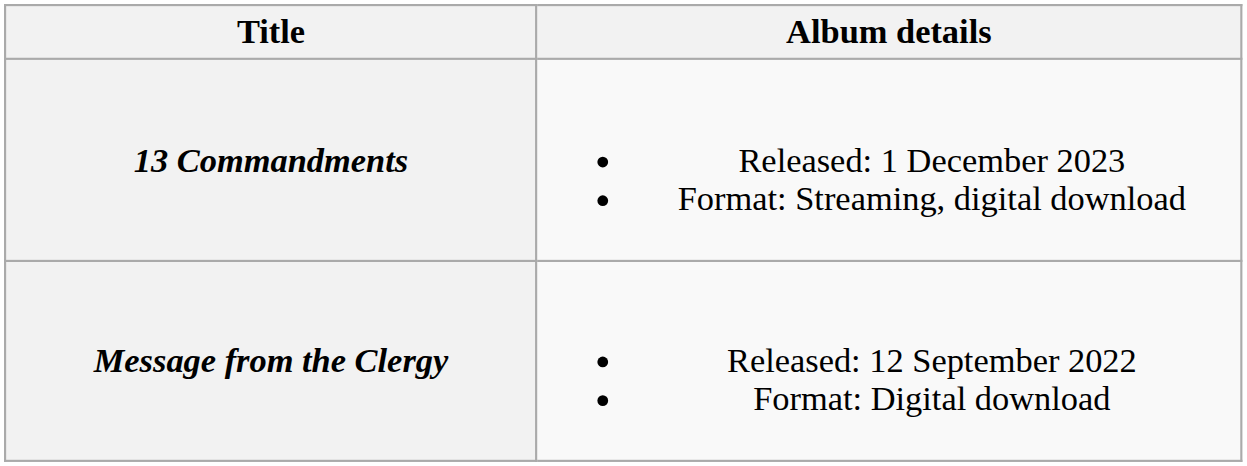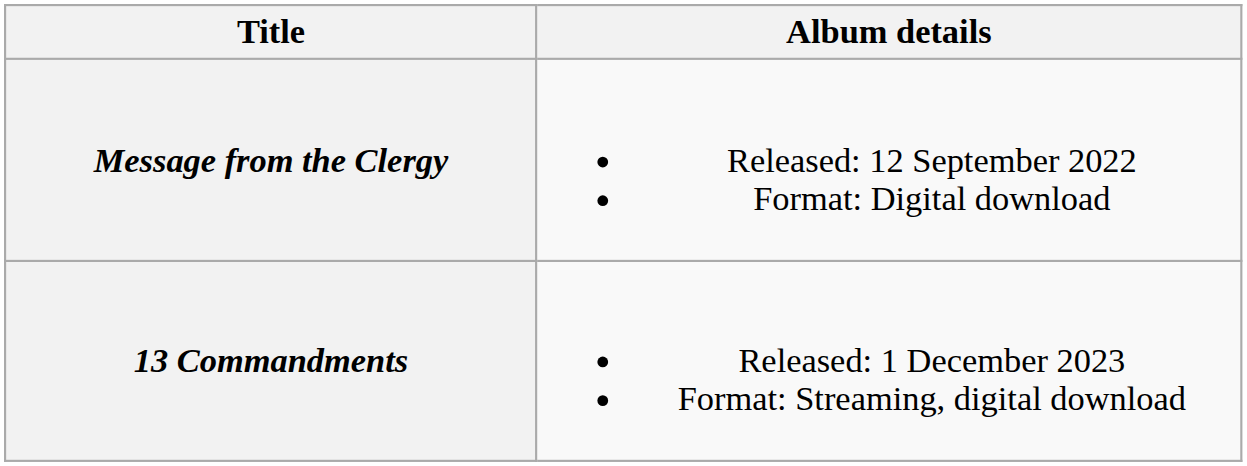rows swapped: (271, 360) <-> (271, 159)
